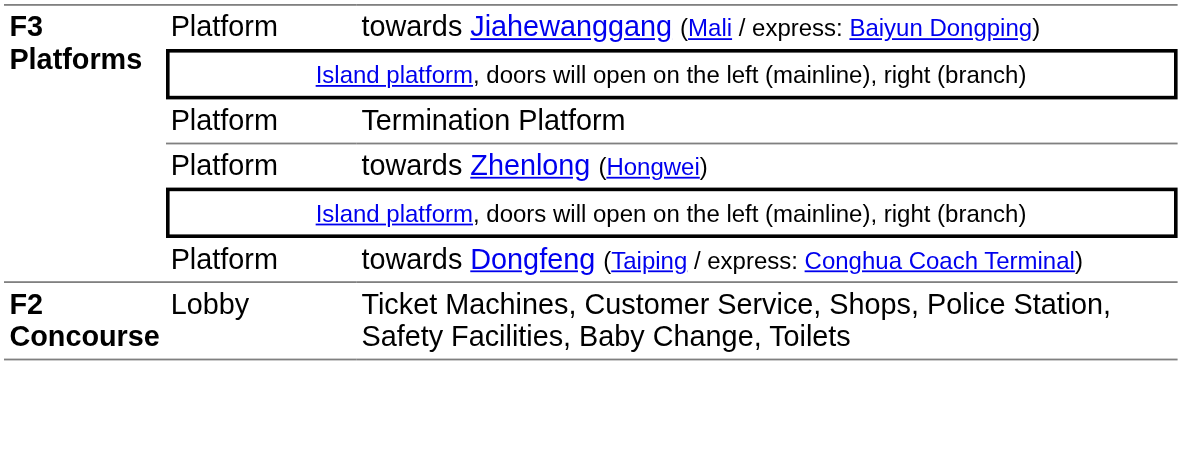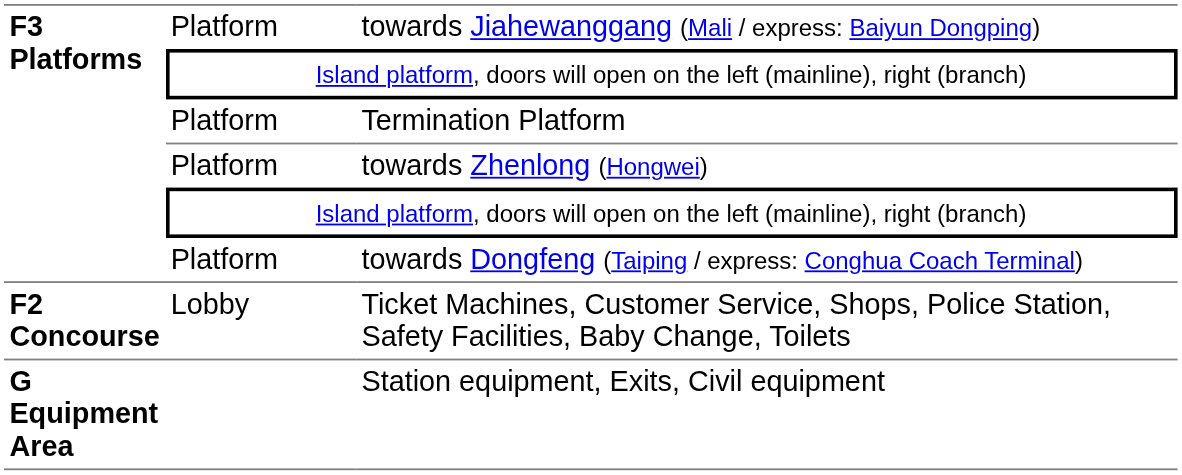+ row: (261, 415)
